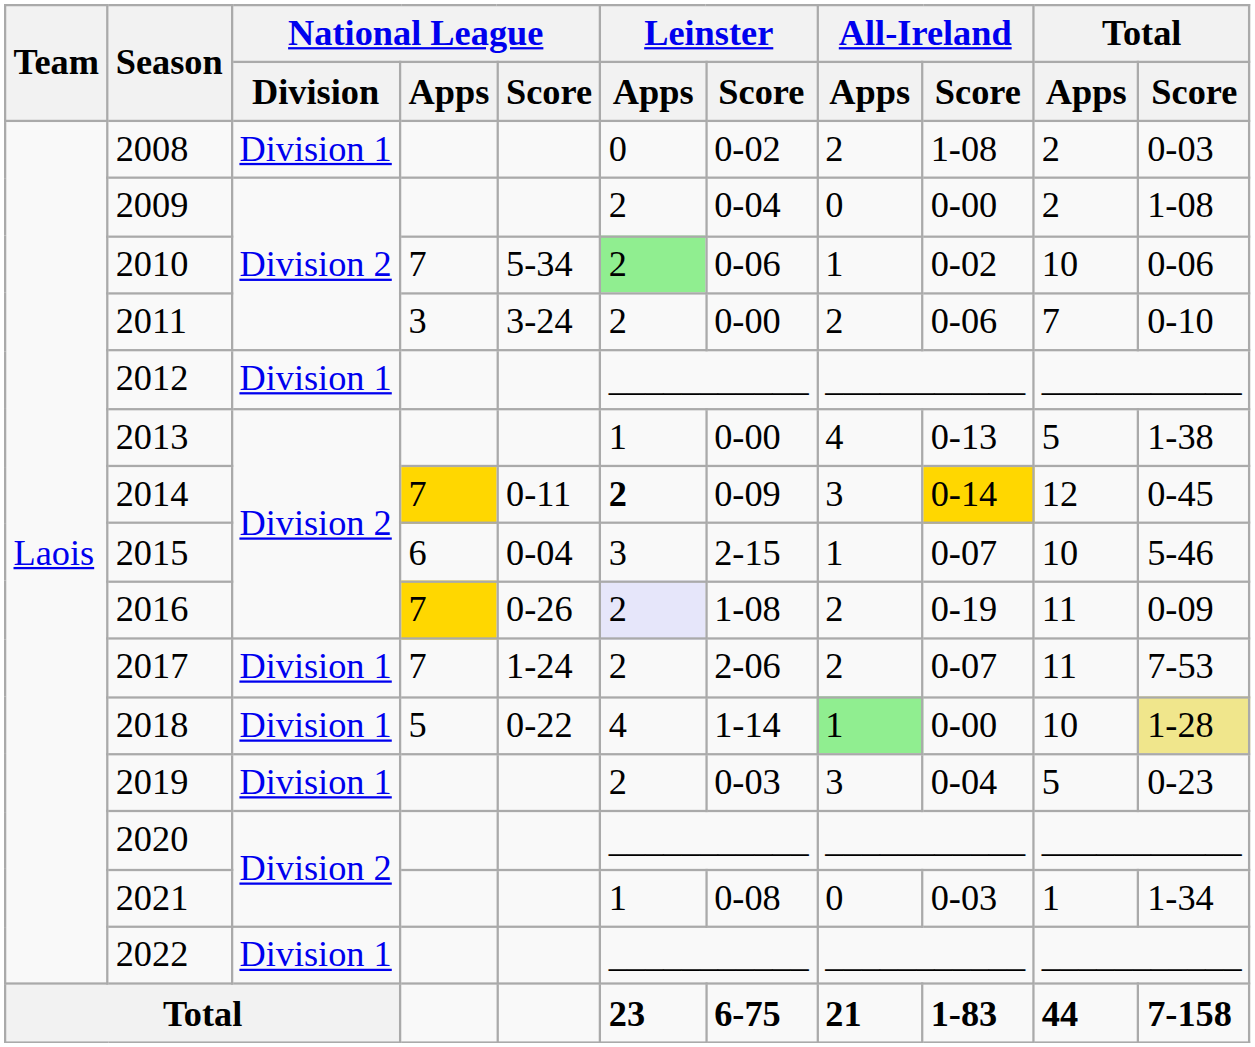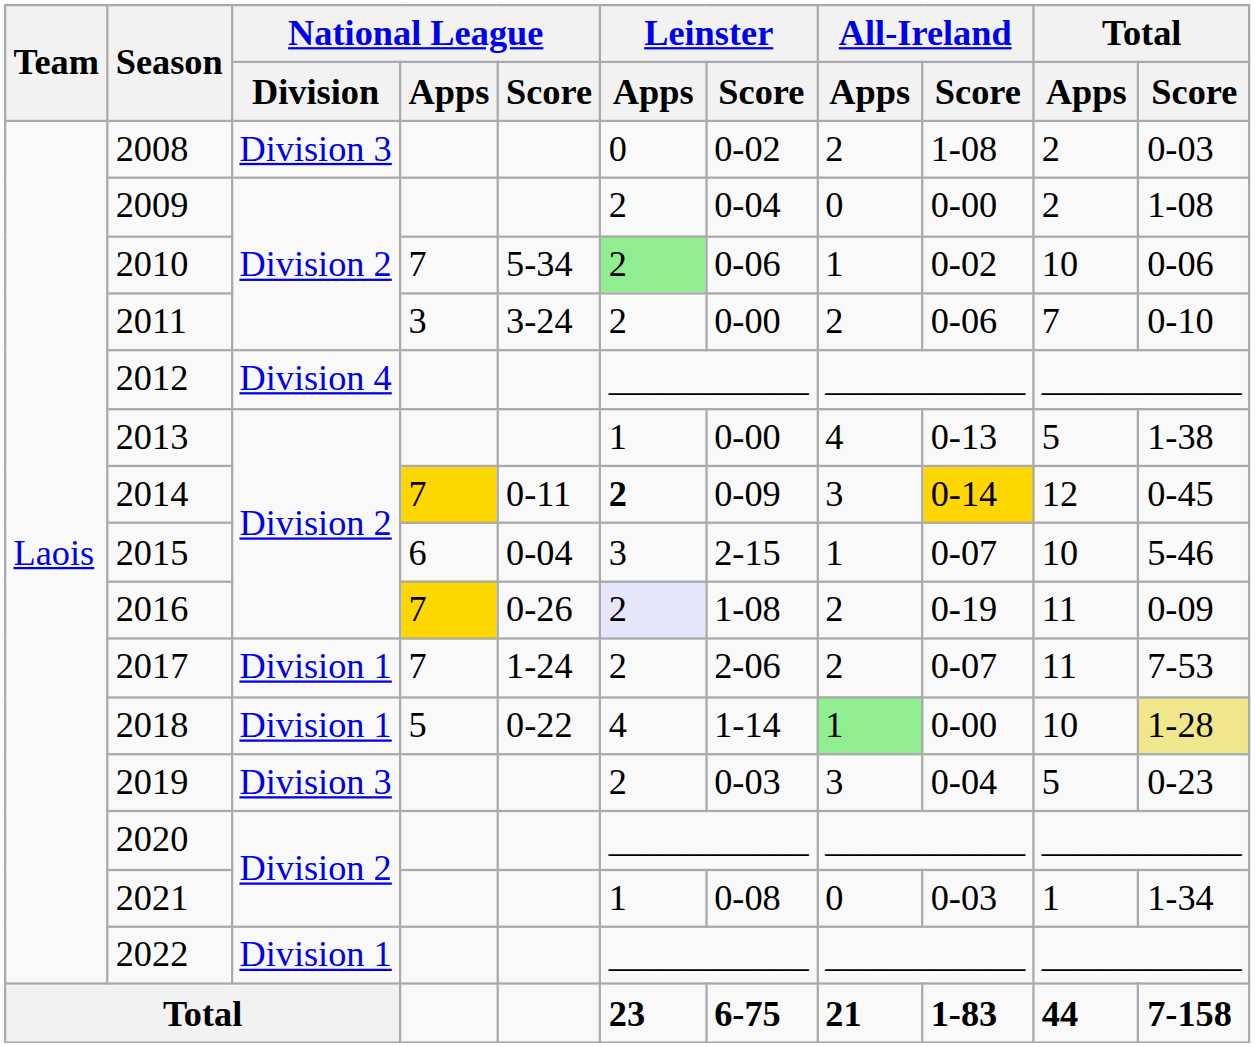(316, 148) Division 1 -> (316, 148) Division 3
(316, 378) Division 1 -> (316, 378) Division 4
(316, 782) Division 1 -> (316, 782) Division 3
